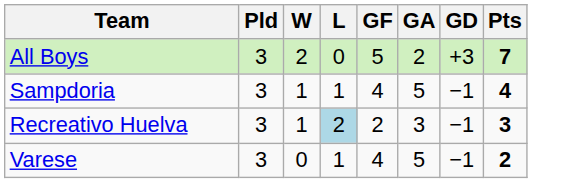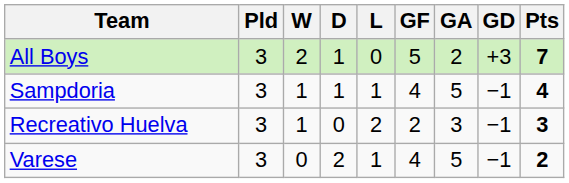+ column: (339, 21)
(339, 125) lightblue background -> (376, 125) no background
